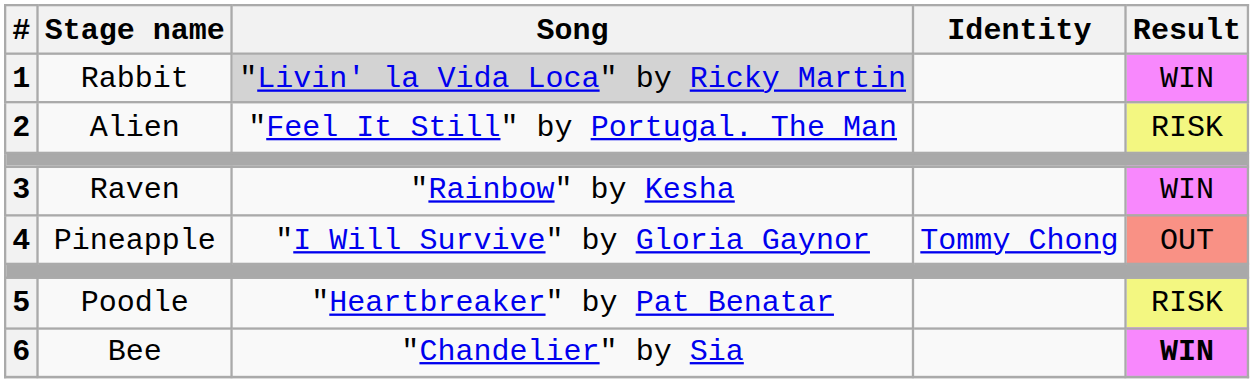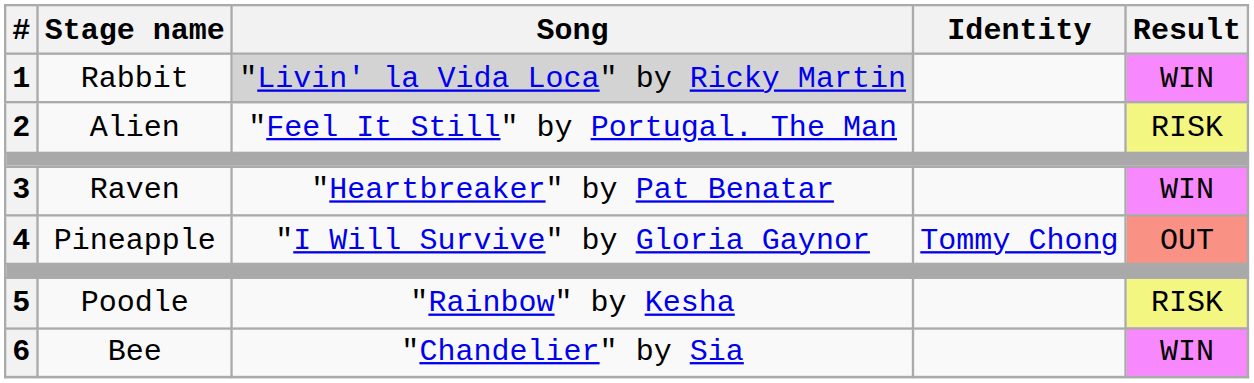(573, 191) "Rainbow" by Kesha -> (573, 191) "Heartbreaker" by Pat Benatar
(573, 303) "Heartbreaker" by Pat Benatar -> (573, 303) "Rainbow" by Kesha
(1187, 352) bold -> (1187, 352) normal
